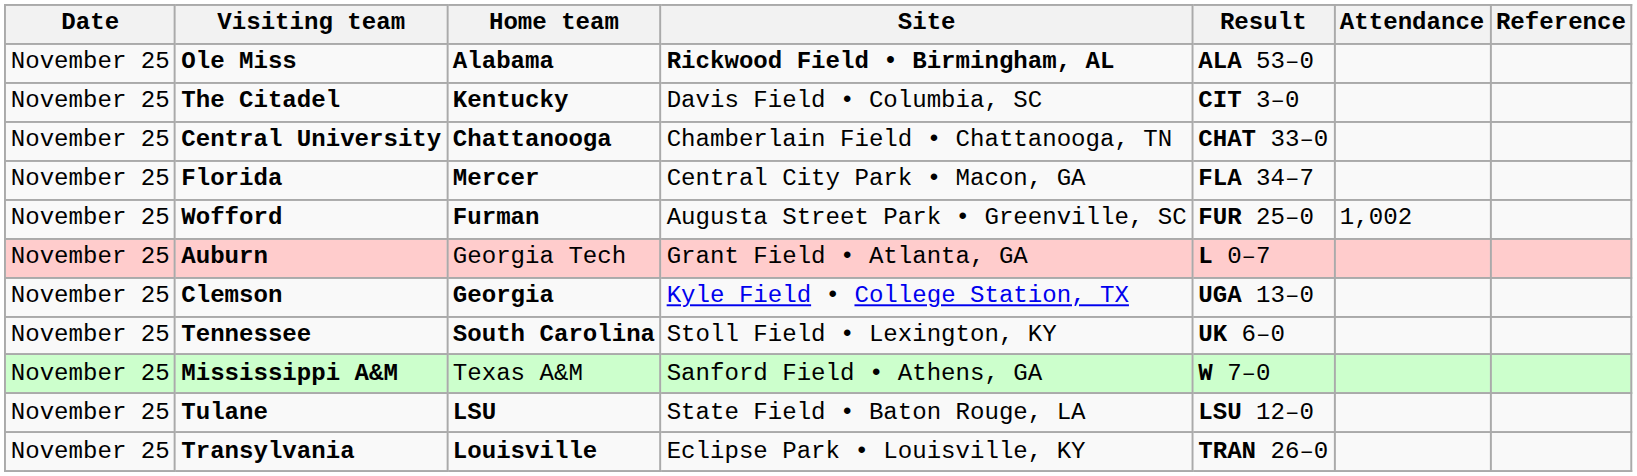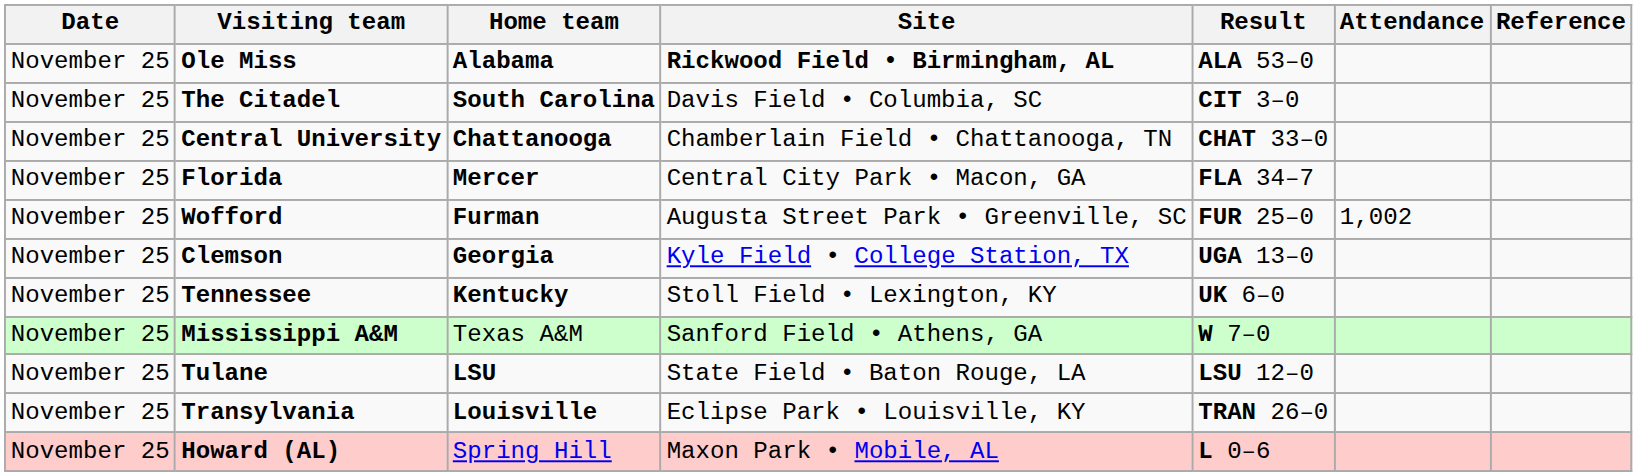(511, 103) Kentucky -> (554, 103) South Carolina
- row: (225, 258)
(554, 336) South Carolina -> (511, 297) Kentucky
+ row: (261, 452)
